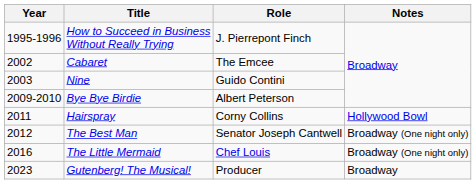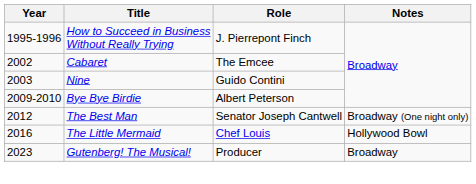- row: (91, 116)
(408, 152) Broadway (One night only) -> (387, 134) Hollywood Bowl
